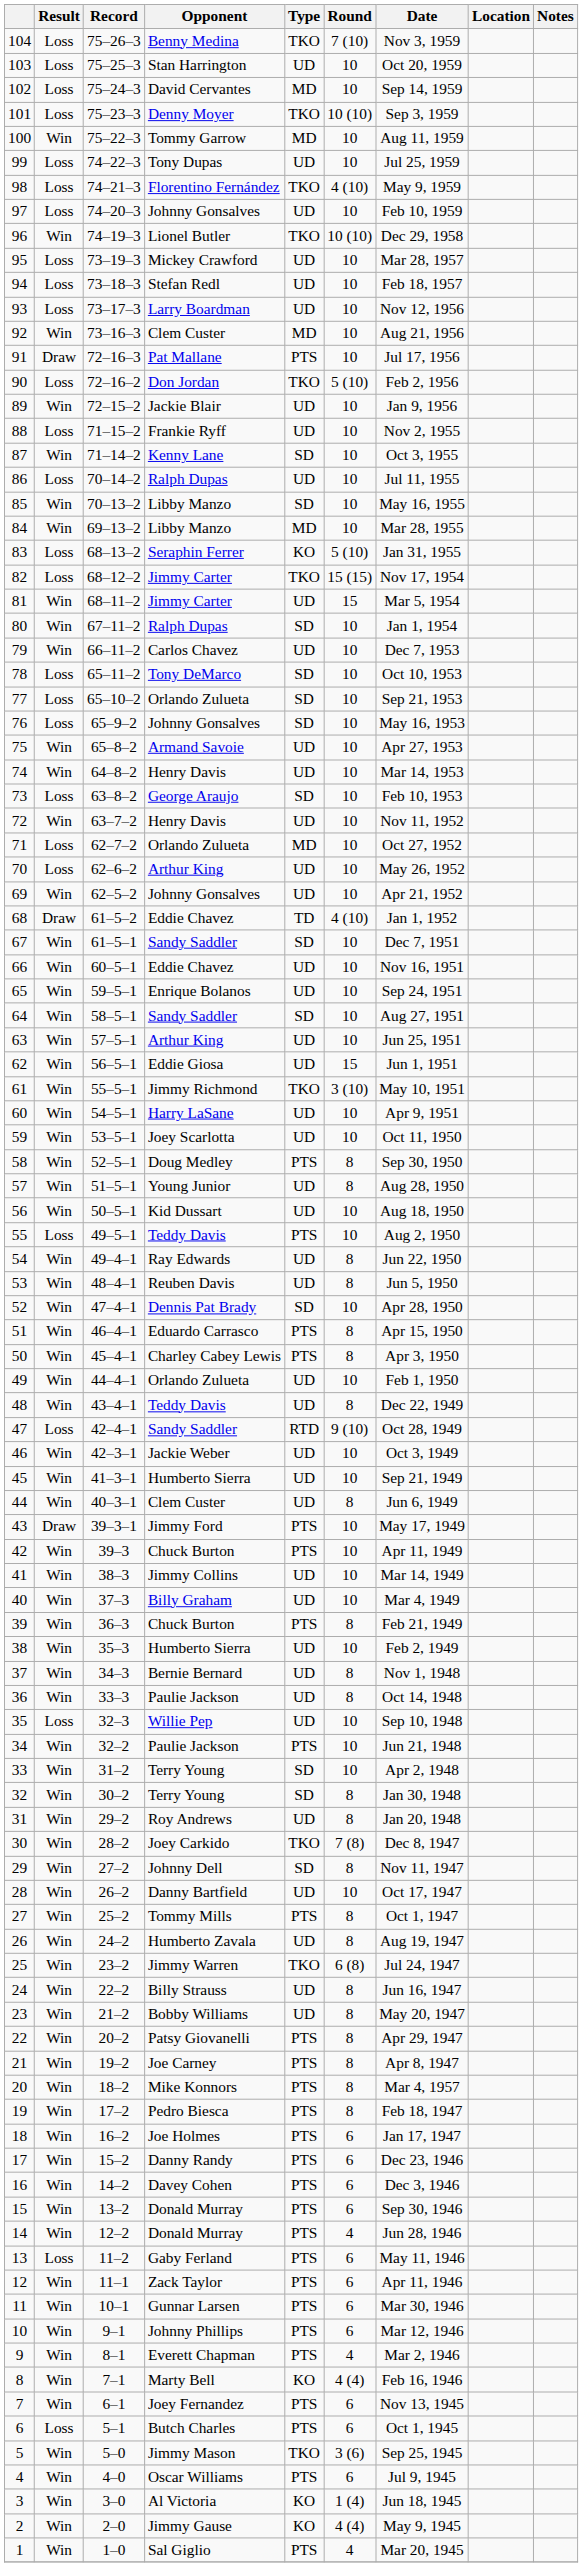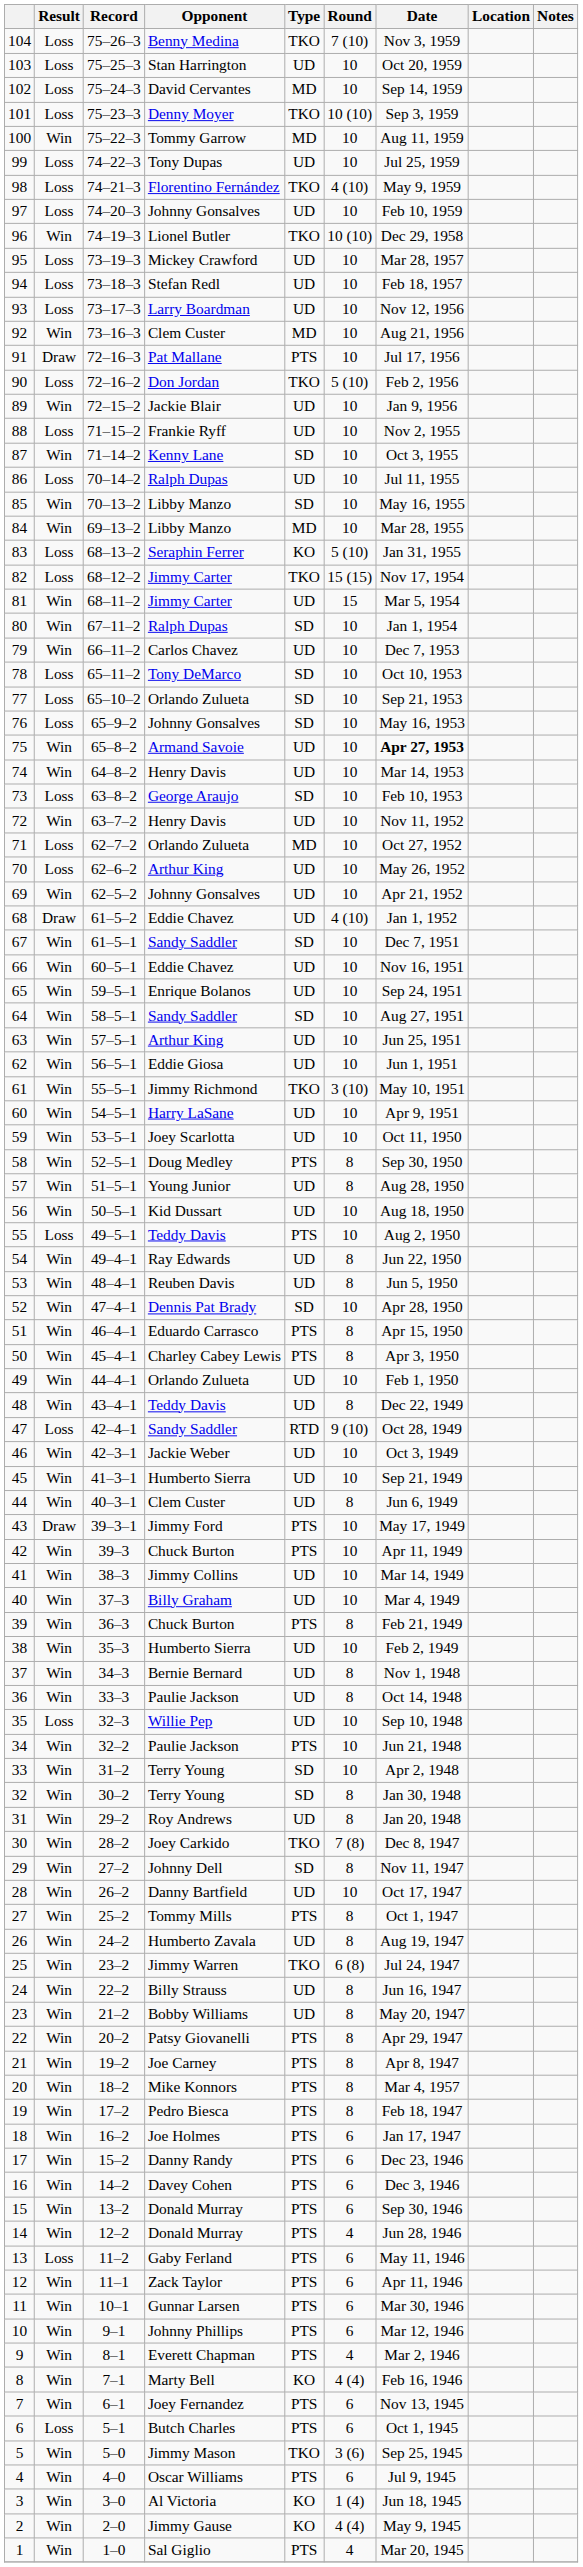(422, 747) normal -> (422, 747) bold
(304, 917) TD -> (304, 917) UD
(350, 1064) 15 -> (350, 1064) 10
